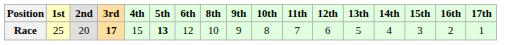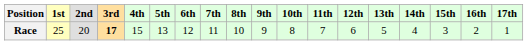+ column: (213, 12)
(163, 30) bold -> (163, 30) normal
